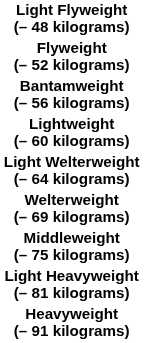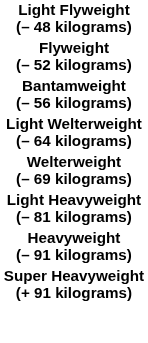- row: (72, 132)
- row: (72, 246)
+ row: (74, 284)
